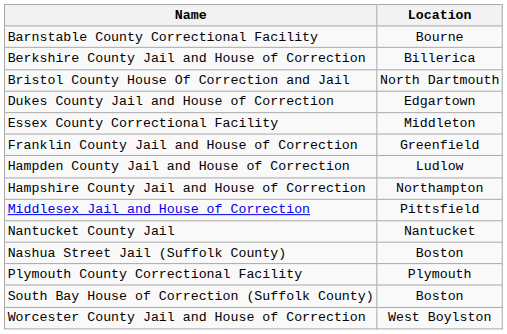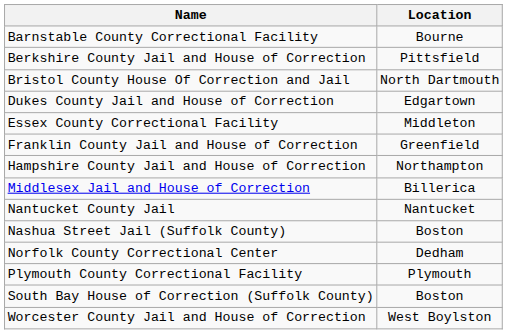(440, 59) Billerica -> (440, 59) Pittsfield
- row: (179, 167)
(440, 210) Pittsfield -> (440, 188) Billerica
+ row: (143, 253)
